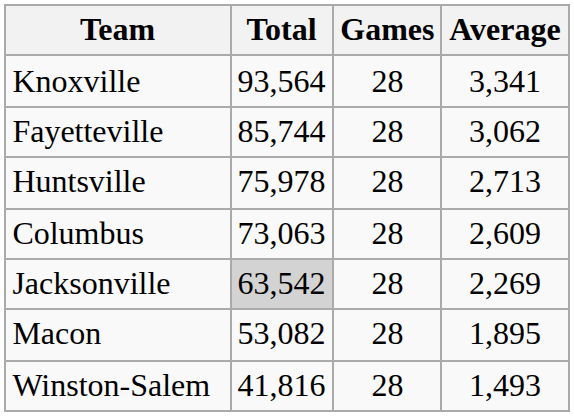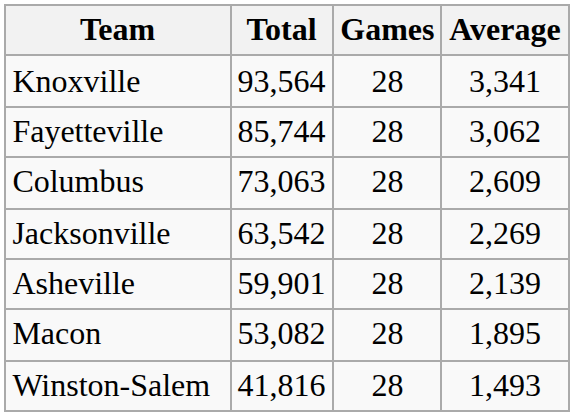- row: (79, 182)
(282, 283) lightgrey background -> (282, 232) no background
+ row: (74, 283)
